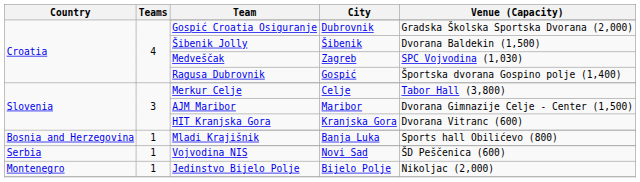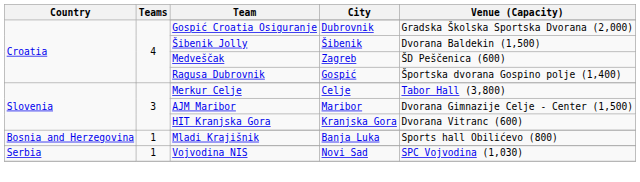(462, 59) SPC Vojvodina (1,030) -> (454, 59) ŠD Peščenica (600)
(454, 153) ŠD Peščenica (600) -> (462, 153) SPC Vojvodina (1,030)
- row: (36, 169)
